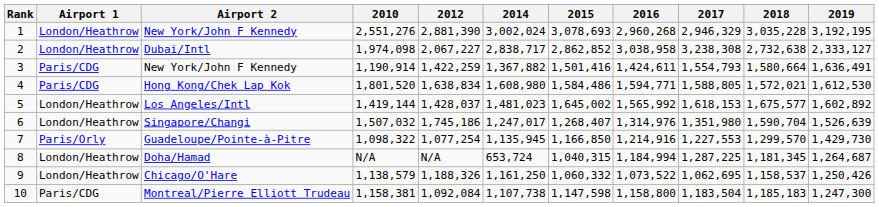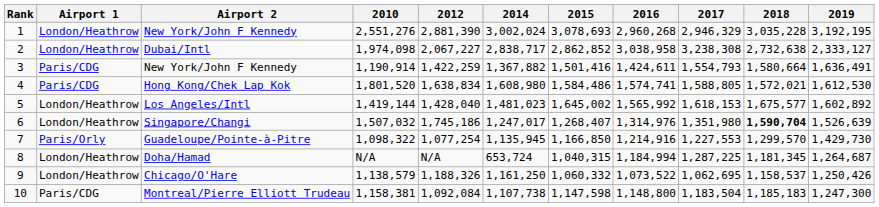(646, 85) 1,594,771 -> (646, 85) 1,574,741
(451, 103) 1,428,037 -> (451, 103) 1,428,040
(776, 121) normal -> (776, 121) bold
(646, 194) 1,158,800 -> (646, 194) 1,148,800
